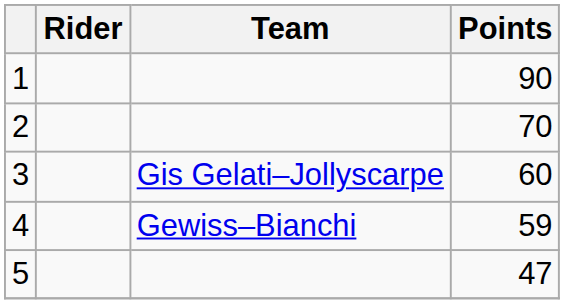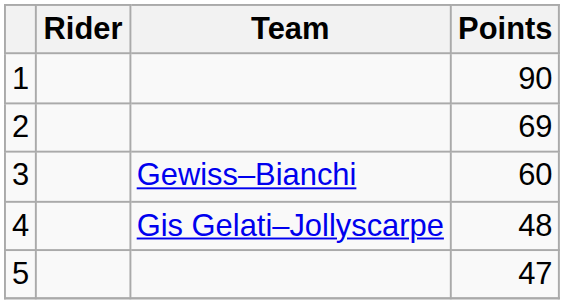(535, 126) 70 -> (535, 126) 69
(290, 175) Gis Gelati–Jollyscarpe -> (247, 175) Gewiss–Bianchi
(247, 224) Gewiss–Bianchi -> (290, 224) Gis Gelati–Jollyscarpe
(535, 224) 59 -> (535, 224) 48
